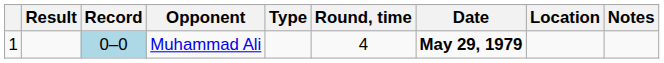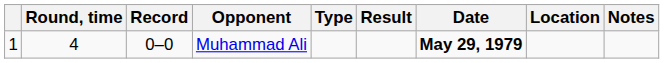columns swapped: (51, 17) <-> (363, 17)
(114, 44) lightblue background -> (159, 44) no background
